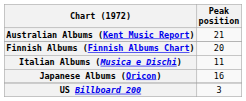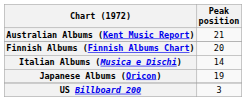(219, 62) 11 -> (219, 62) 14
(219, 76) 16 -> (219, 76) 19
